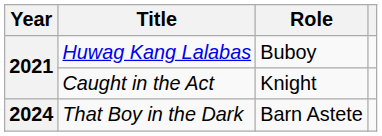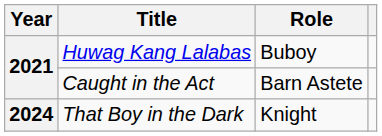(288, 83) Knight -> (312, 83) Barn Astete
(312, 114) Barn Astete -> (288, 114) Knight
